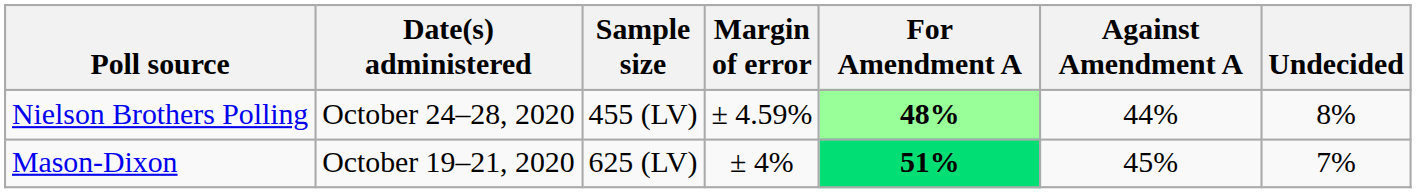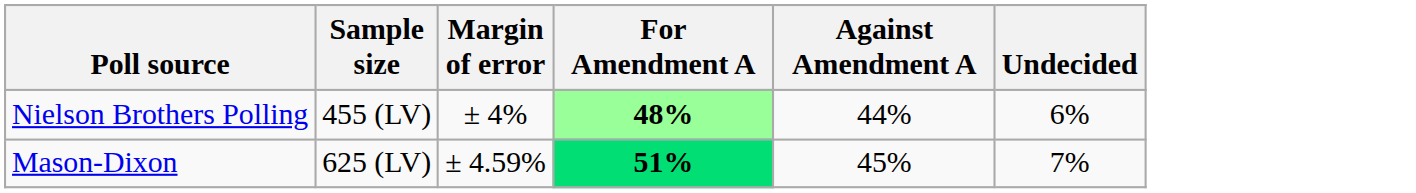- column: (448, 47)
(762, 113) ± 4.59% -> (496, 113) ± 4%
(1336, 113) 8% -> (1070, 113) 6%
(762, 162) ± 4% -> (496, 162) ± 4.59%
